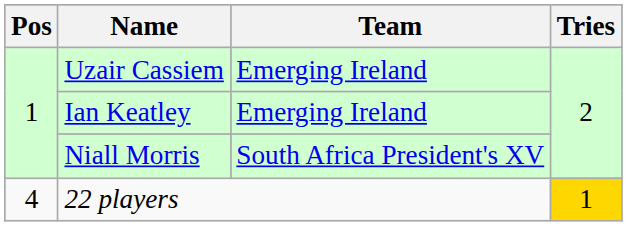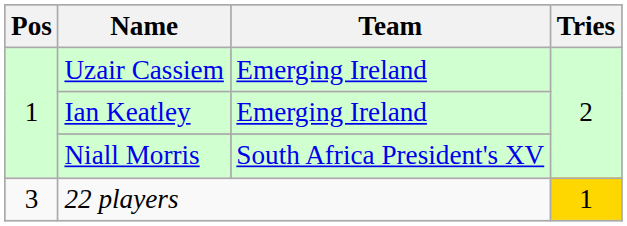(32, 198) 4 -> (32, 198) 3
